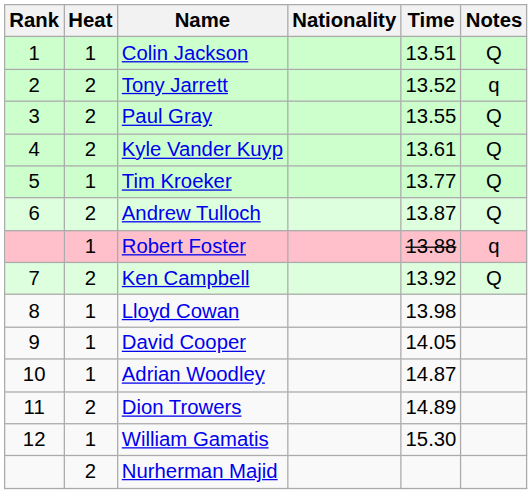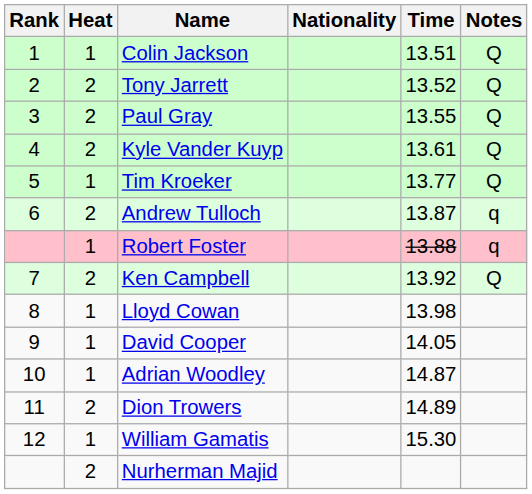(494, 85) q -> (494, 85) Q
(494, 213) Q -> (494, 213) q
